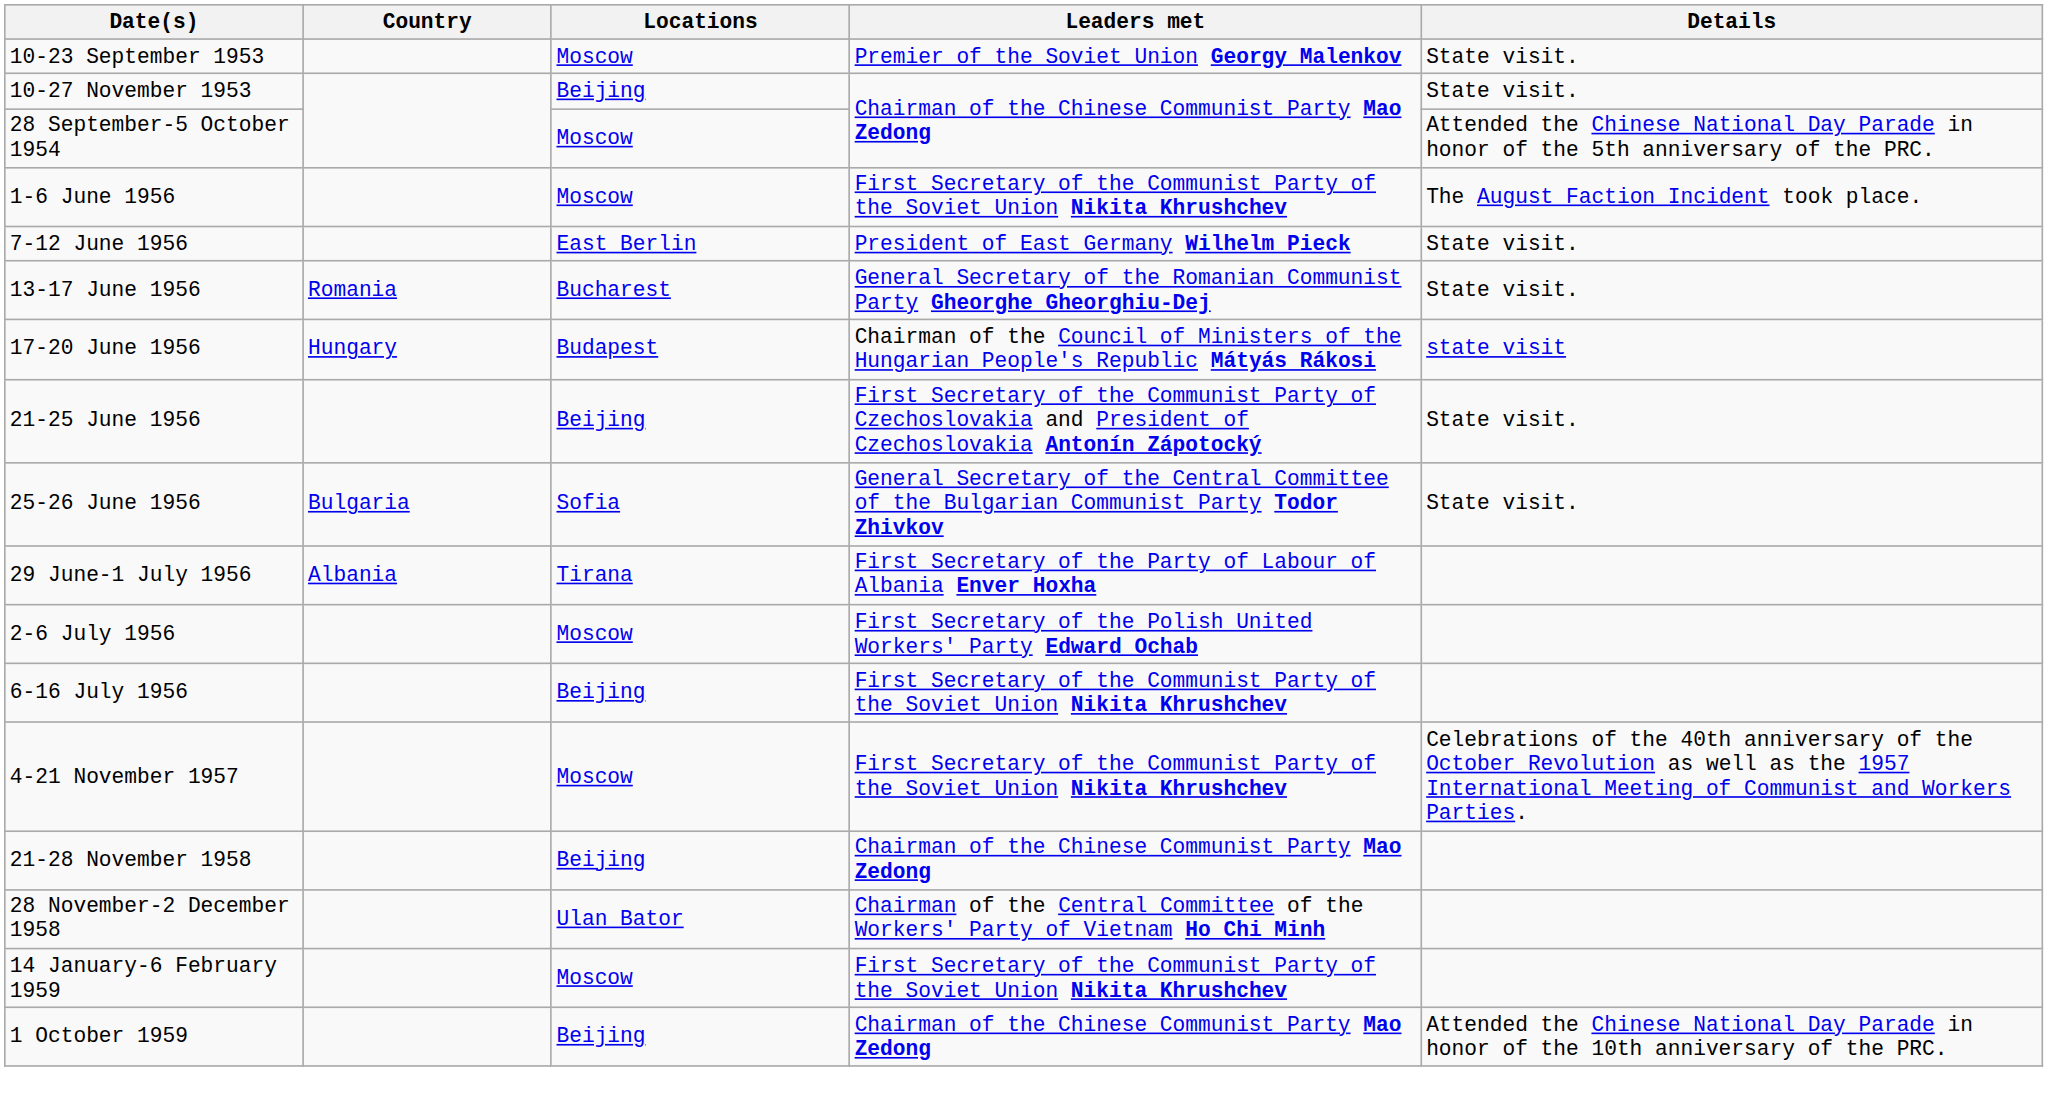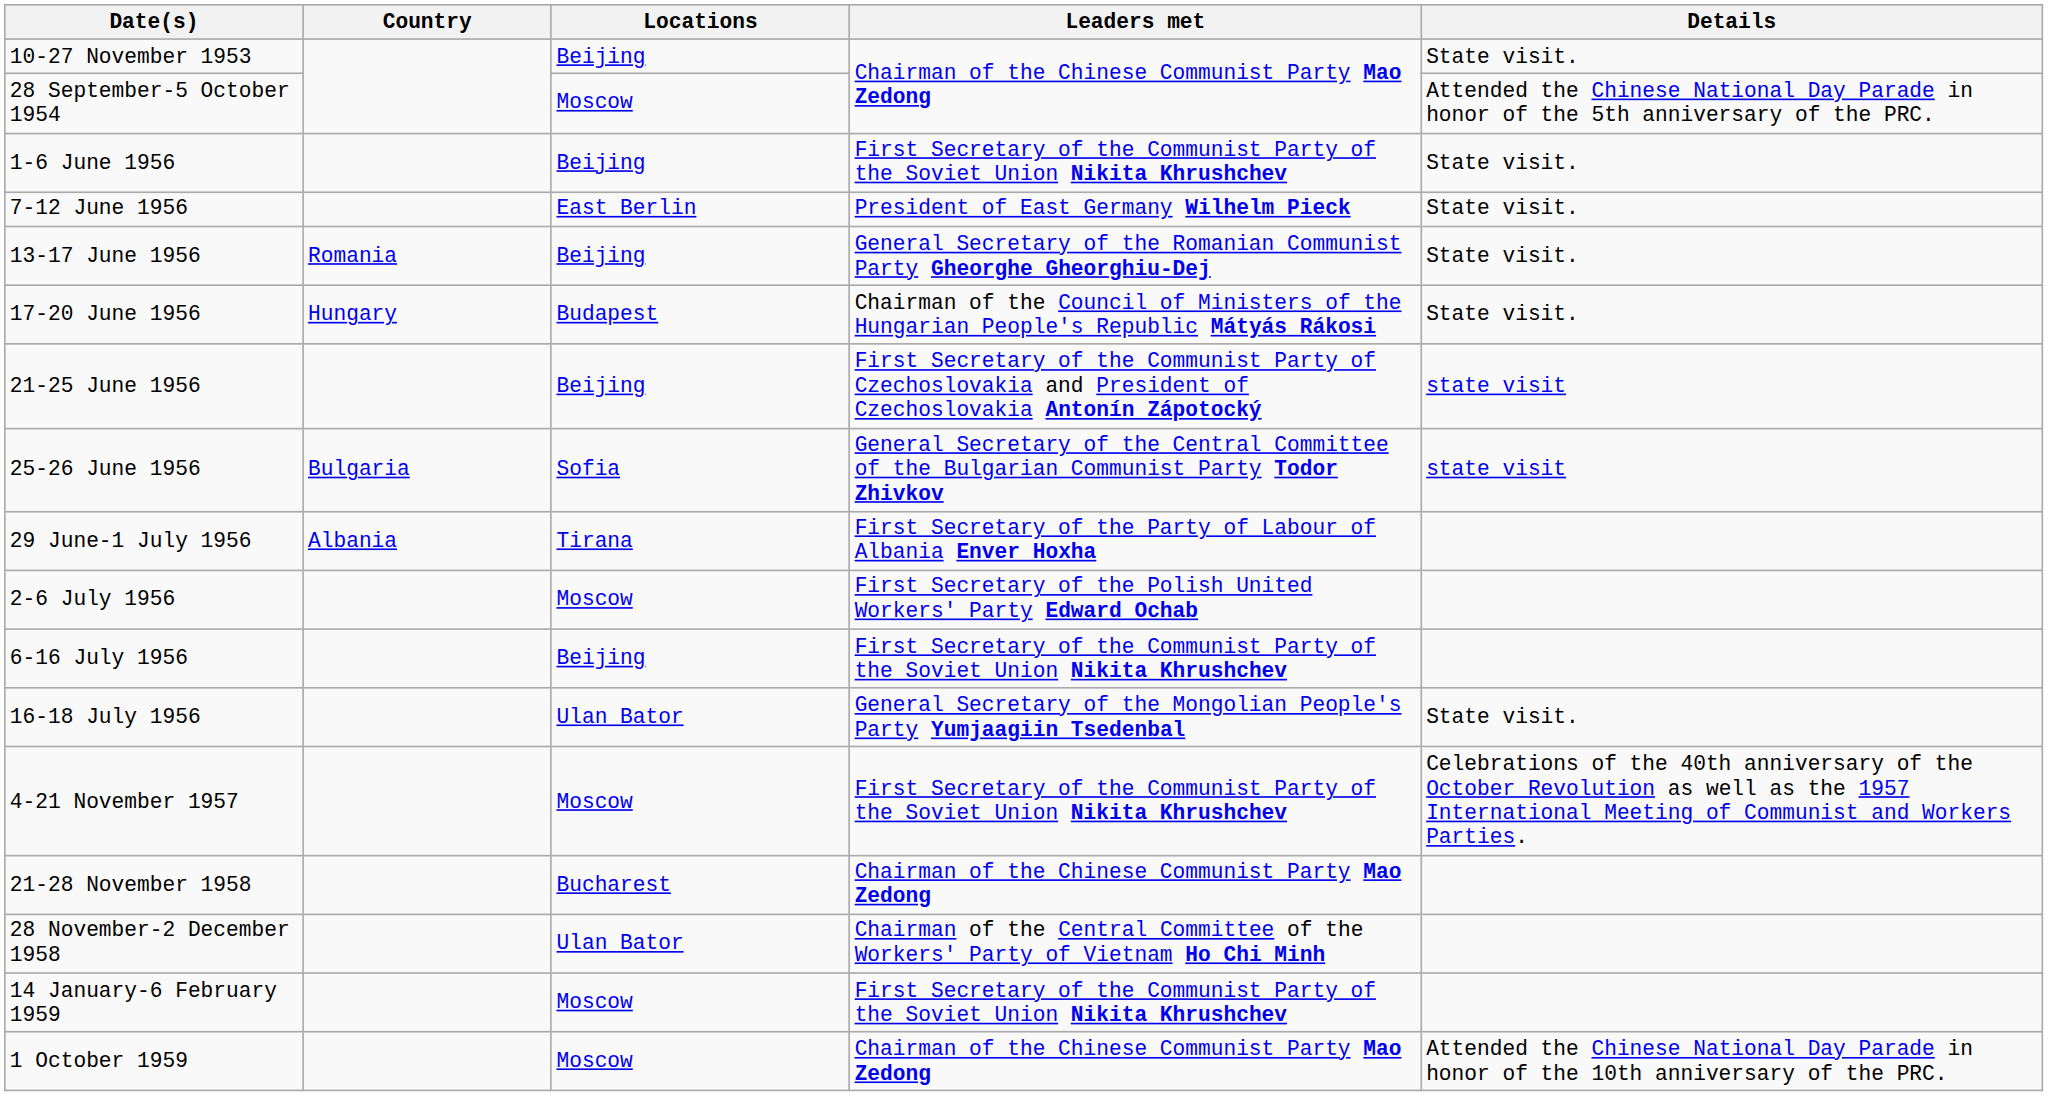- row: (137, 57)
(595, 197) Moscow -> (601, 162) Beijing
(1674, 197) The August Faction Incident took place. -> (1502, 162) State visit.
(614, 290) Bucharest -> (601, 256) Beijing
(1496, 349) state visit -> (1502, 315) State visit.
(1502, 421) State visit. -> (1496, 386) state visit
(1502, 504) State visit. -> (1496, 470) state visit
+ row: (105, 718)
(601, 860) Beijing -> (614, 885) Bucharest
(601, 1037) Beijing -> (595, 1062) Moscow
